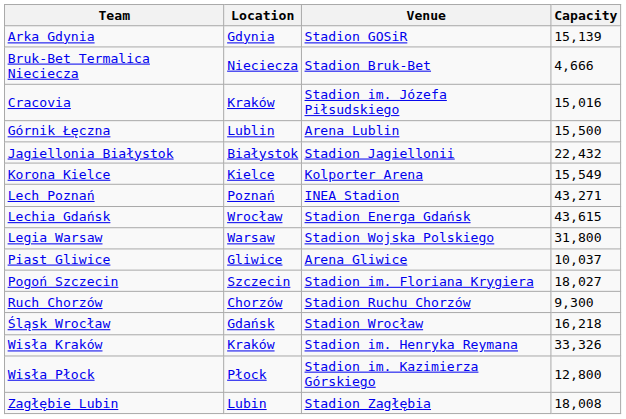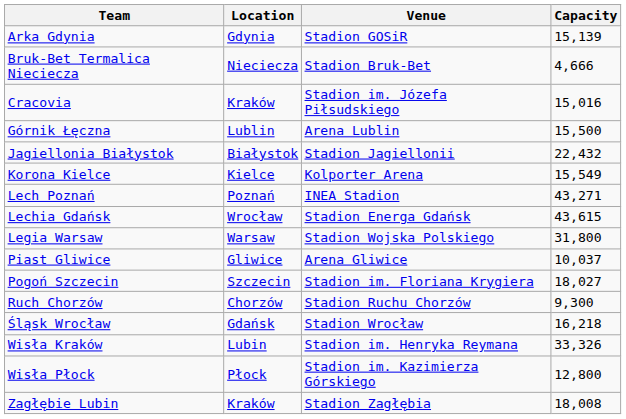(251, 345) Kraków -> (247, 345) Lubin
(247, 403) Lubin -> (251, 403) Kraków
